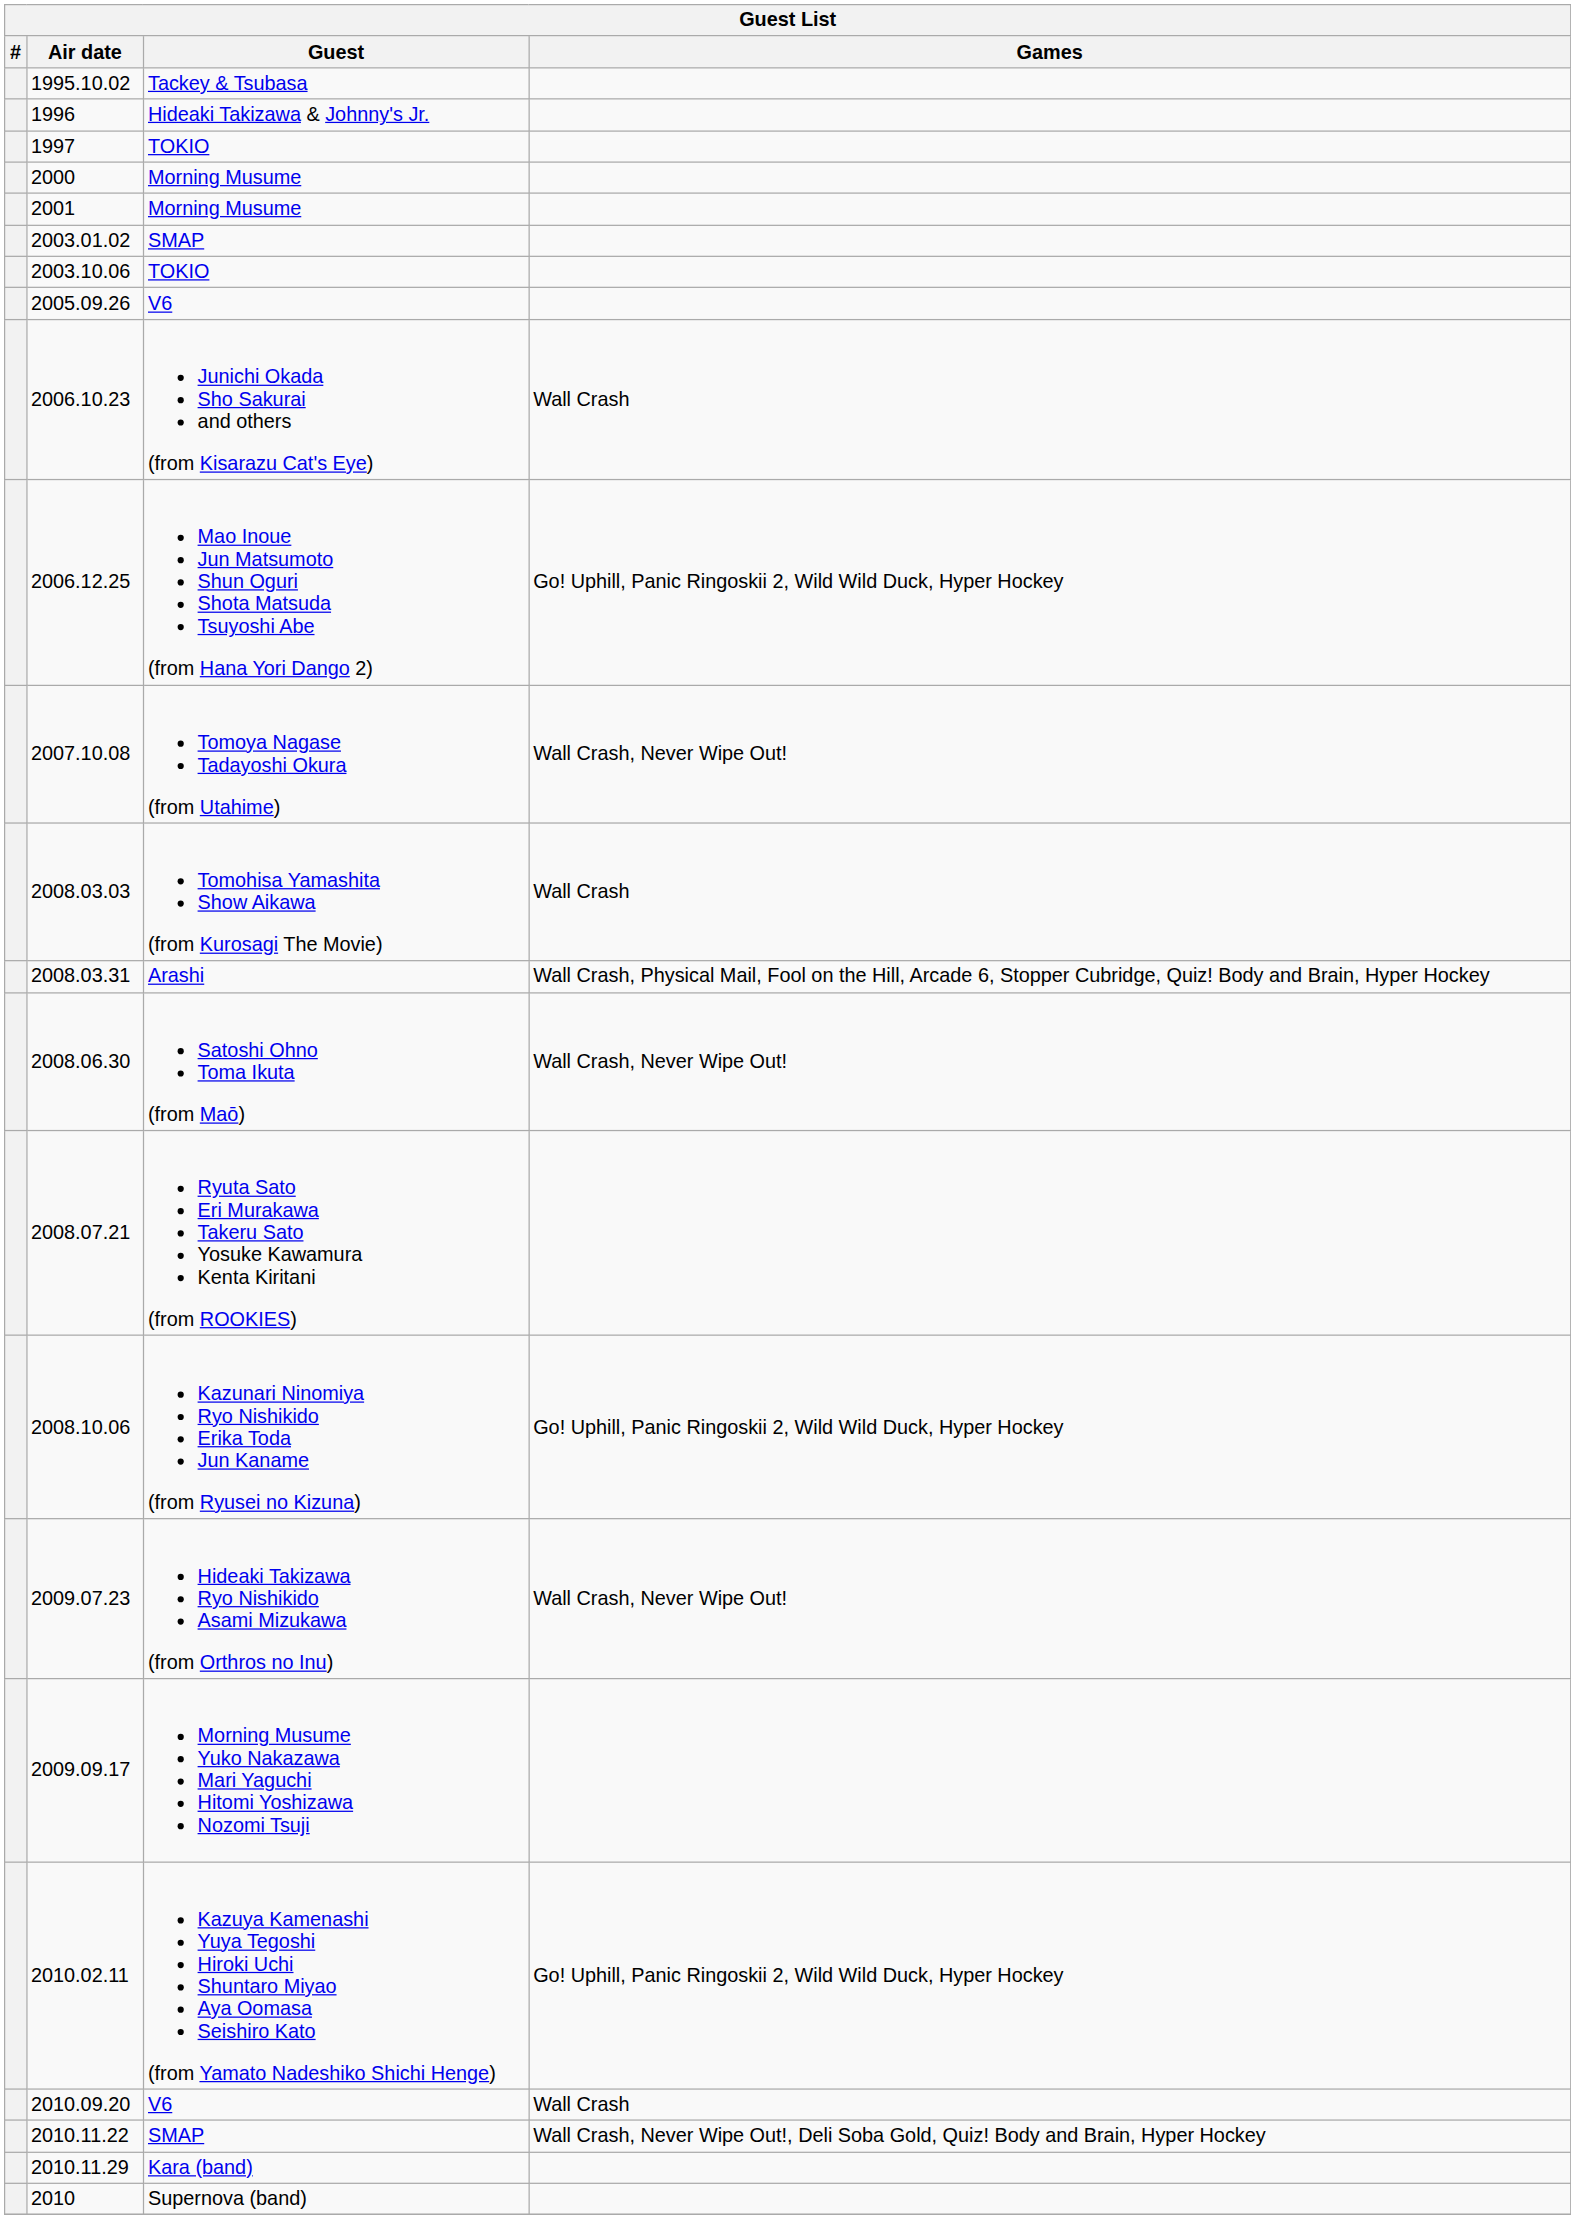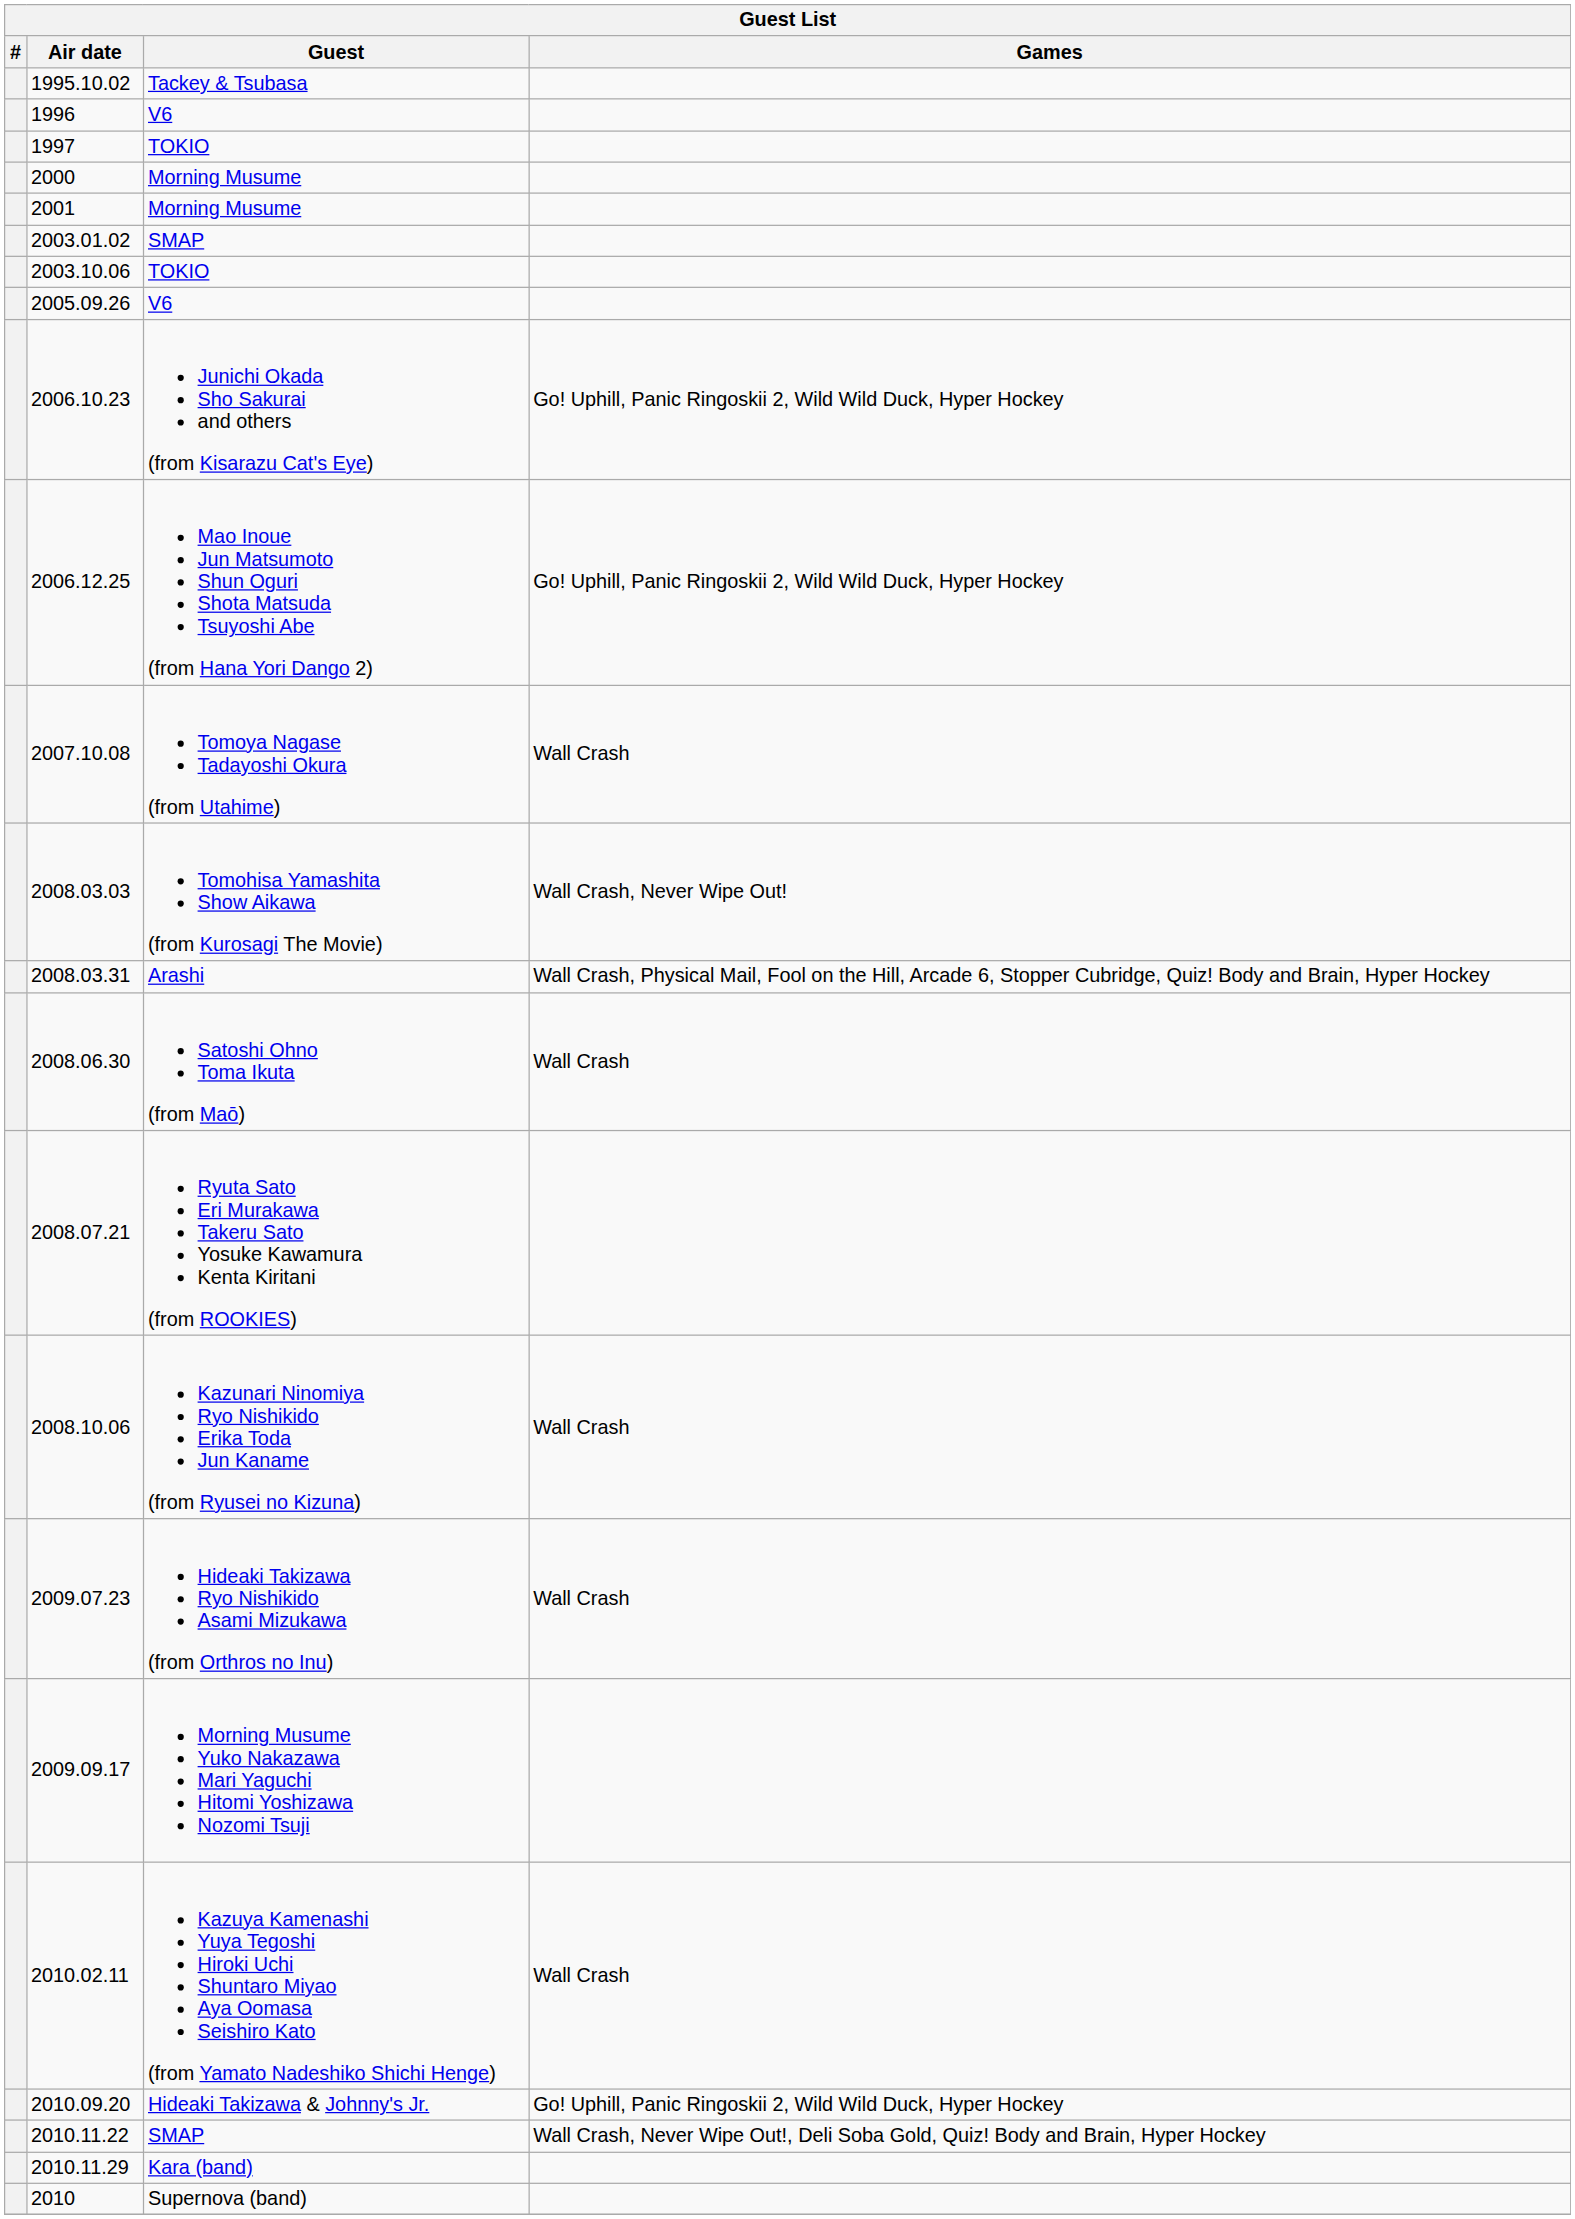(289, 114) Hideaki Takizawa & Johnny's Jr. -> (160, 114) V6
(581, 399) Wall Crash -> (798, 399) Go! Uphill, Panic Ringoskii 2, Wild Wild Duck, Hyper Hockey
(660, 753) Wall Crash, Never Wipe Out! -> (581, 753) Wall Crash
(581, 891) Wall Crash -> (660, 891) Wall Crash, Never Wipe Out!
(660, 1061) Wall Crash, Never Wipe Out! -> (581, 1061) Wall Crash
(798, 1426) Go! Uphill, Panic Ringoskii 2, Wild Wild Duck, Hyper Hockey -> (581, 1426) Wall Crash
(660, 1598) Wall Crash, Never Wipe Out! -> (581, 1598) Wall Crash
(798, 1975) Go! Uphill, Panic Ringoskii 2, Wild Wild Duck, Hyper Hockey -> (581, 1975) Wall Crash
(160, 2104) V6 -> (289, 2104) Hideaki Takizawa & Johnny's Jr.
(581, 2104) Wall Crash -> (798, 2104) Go! Uphill, Panic Ringoskii 2, Wild Wild Duck, Hyper Hockey
